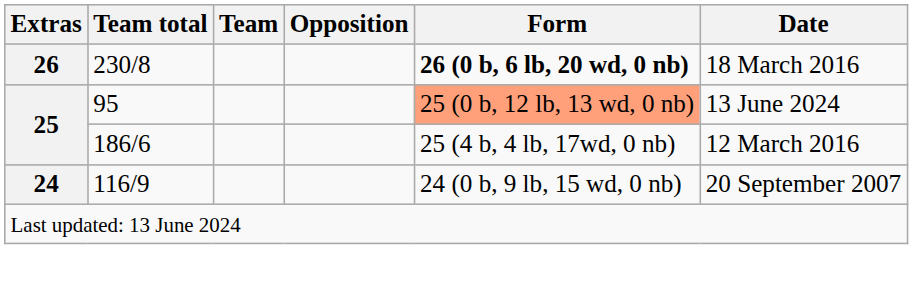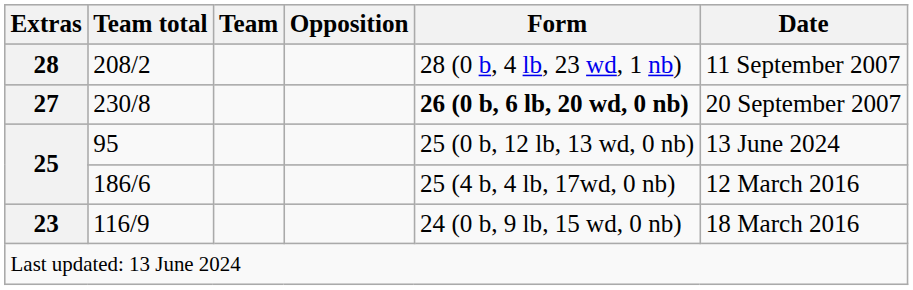+ row: (122, 64)
(46, 64) 26 -> (46, 104) 27
(783, 64) 18 March 2016 -> (803, 104) 20 September 2007
(557, 104) lightsalmon background -> (557, 143) no background
(46, 183) 24 -> (46, 223) 23
(803, 183) 20 September 2007 -> (783, 223) 18 March 2016
